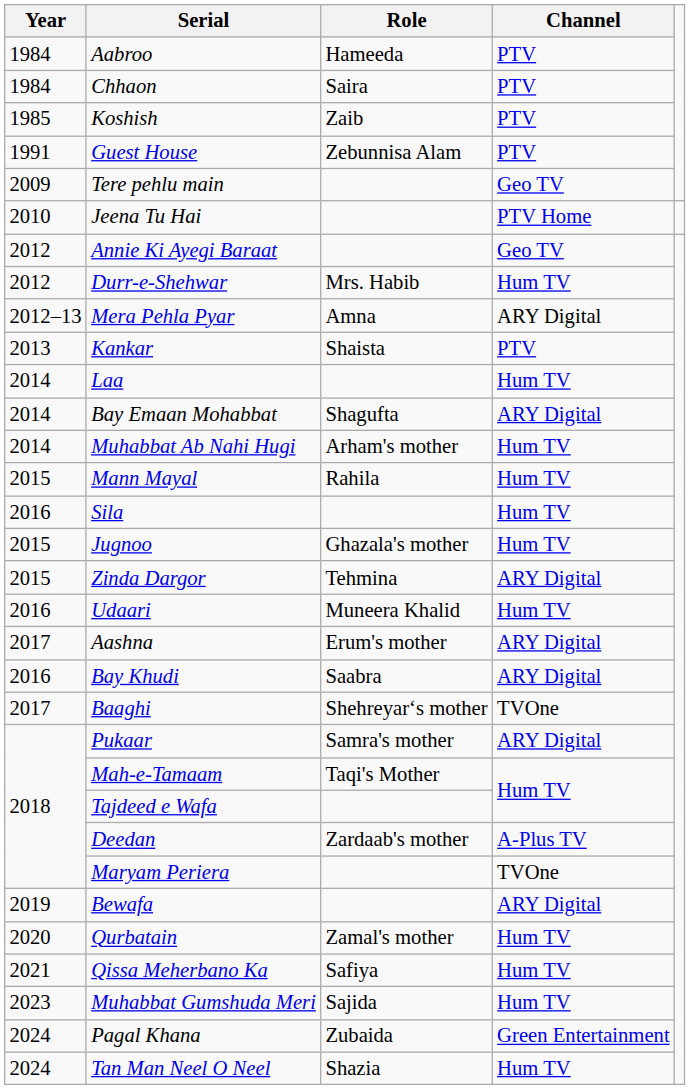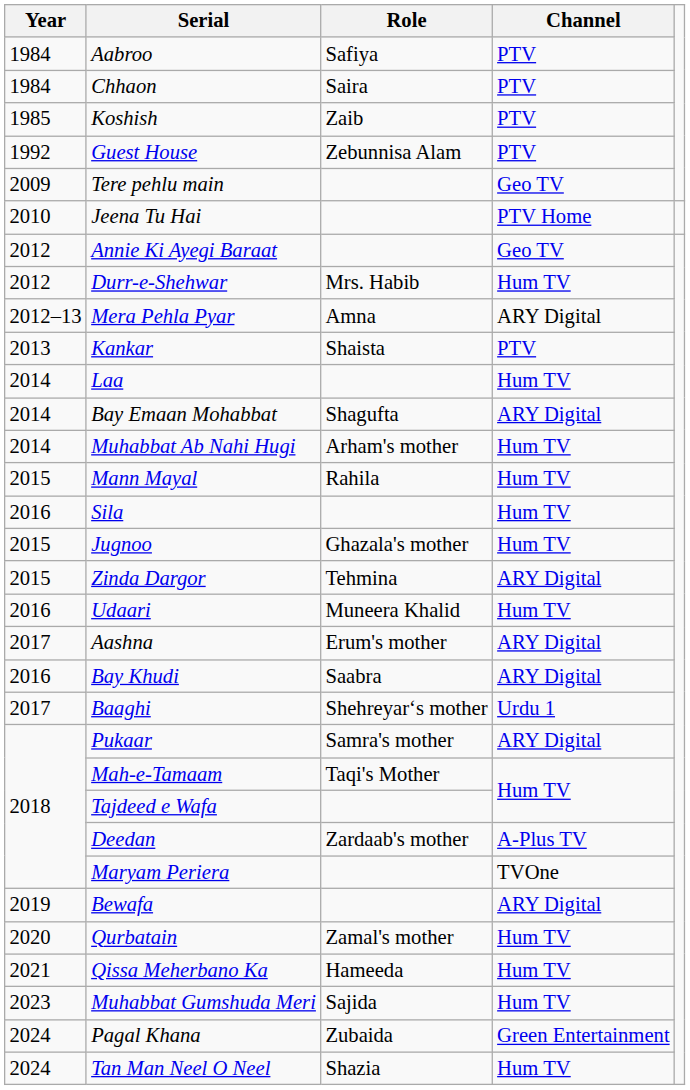(364, 53) Hameeda -> (352, 53) Safiya
(30, 151) 1991 -> (30, 151) 1992
(528, 708) TVOne -> (526, 708) Urdu 1
(352, 970) Safiya -> (364, 970) Hameeda
